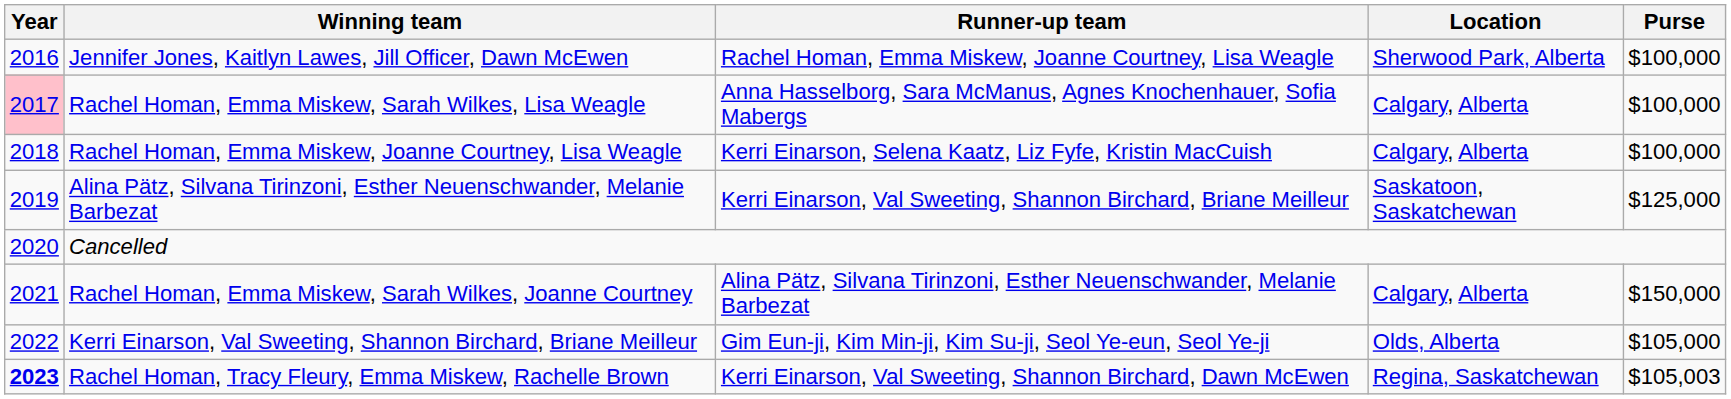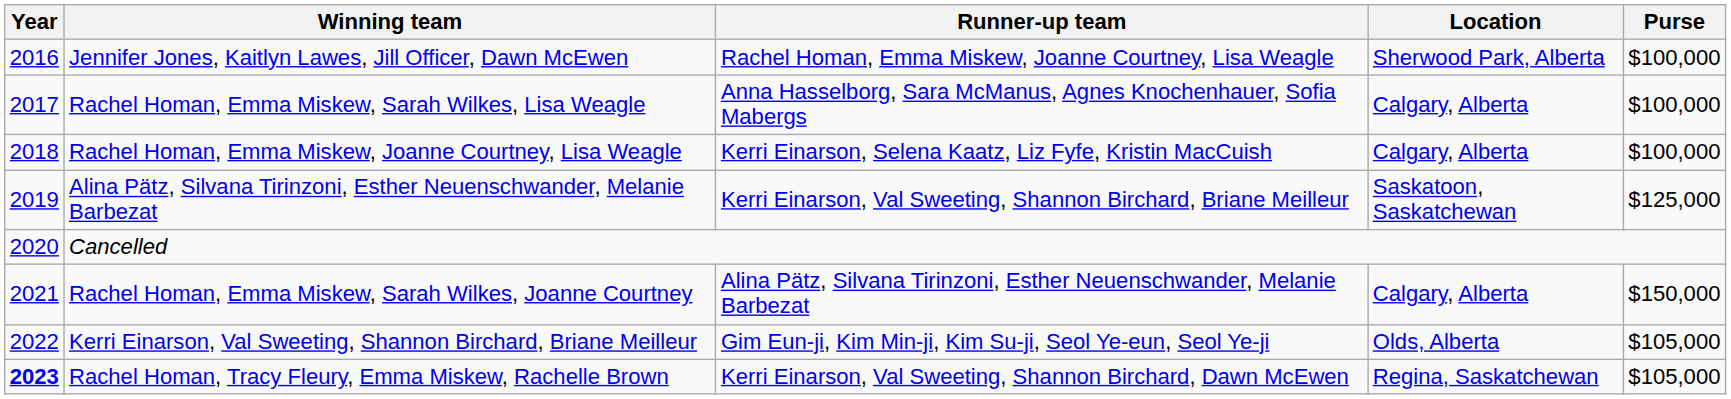(34, 104) pink background -> (34, 104) no background
(1674, 376) $105,003 -> (1674, 376) $105,000
